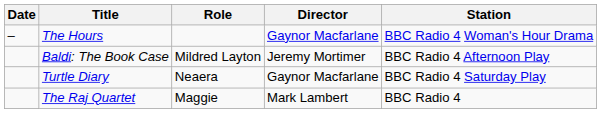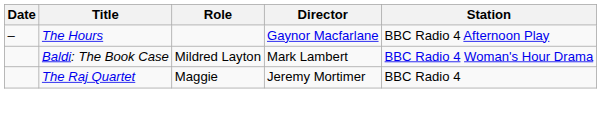(489, 35) BBC Radio 4 Woman's Hour Drama -> (467, 35) BBC Radio 4 Afternoon Play
(316, 56) Jeremy Mortimer -> (307, 56) Mark Lambert
(467, 56) BBC Radio 4 Afternoon Play -> (489, 56) BBC Radio 4 Woman's Hour Drama
- row: (75, 77)
(307, 98) Mark Lambert -> (316, 77) Jeremy Mortimer
